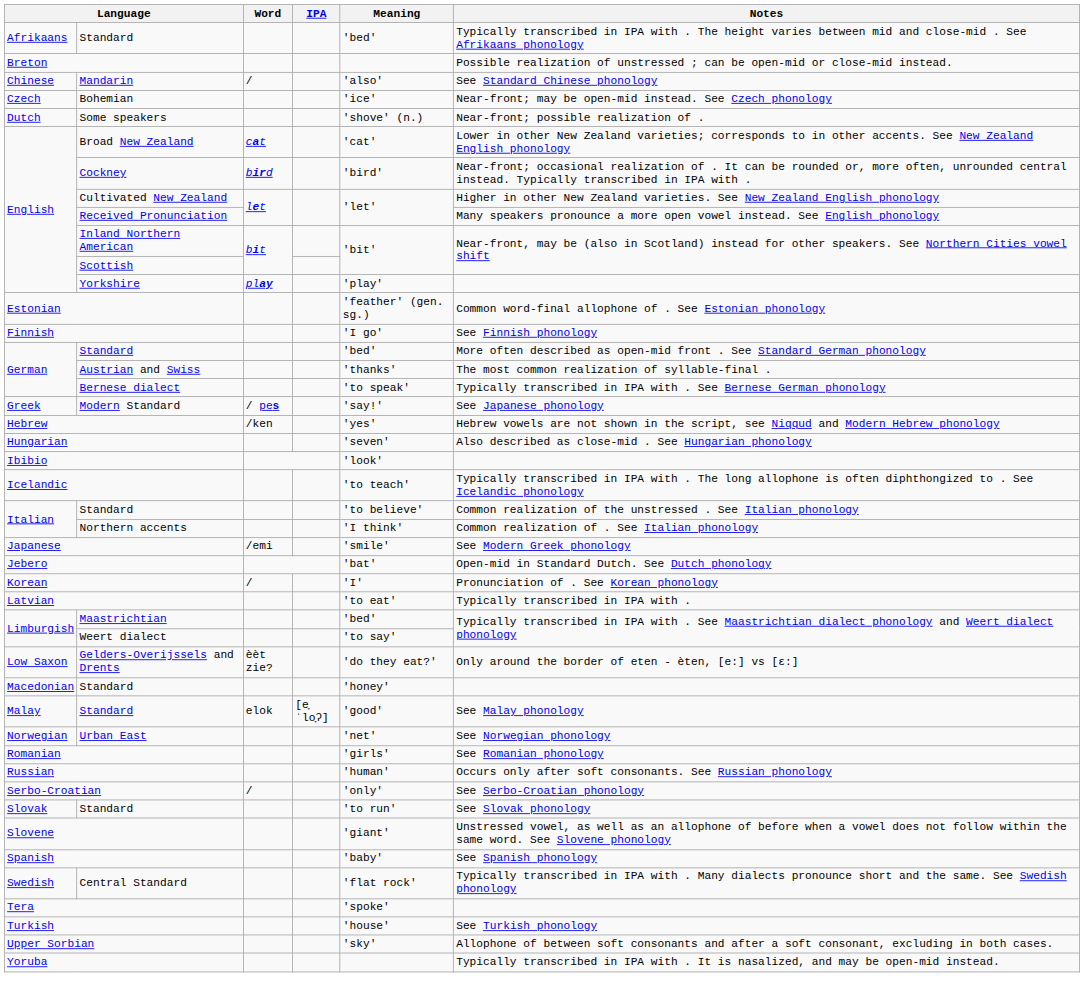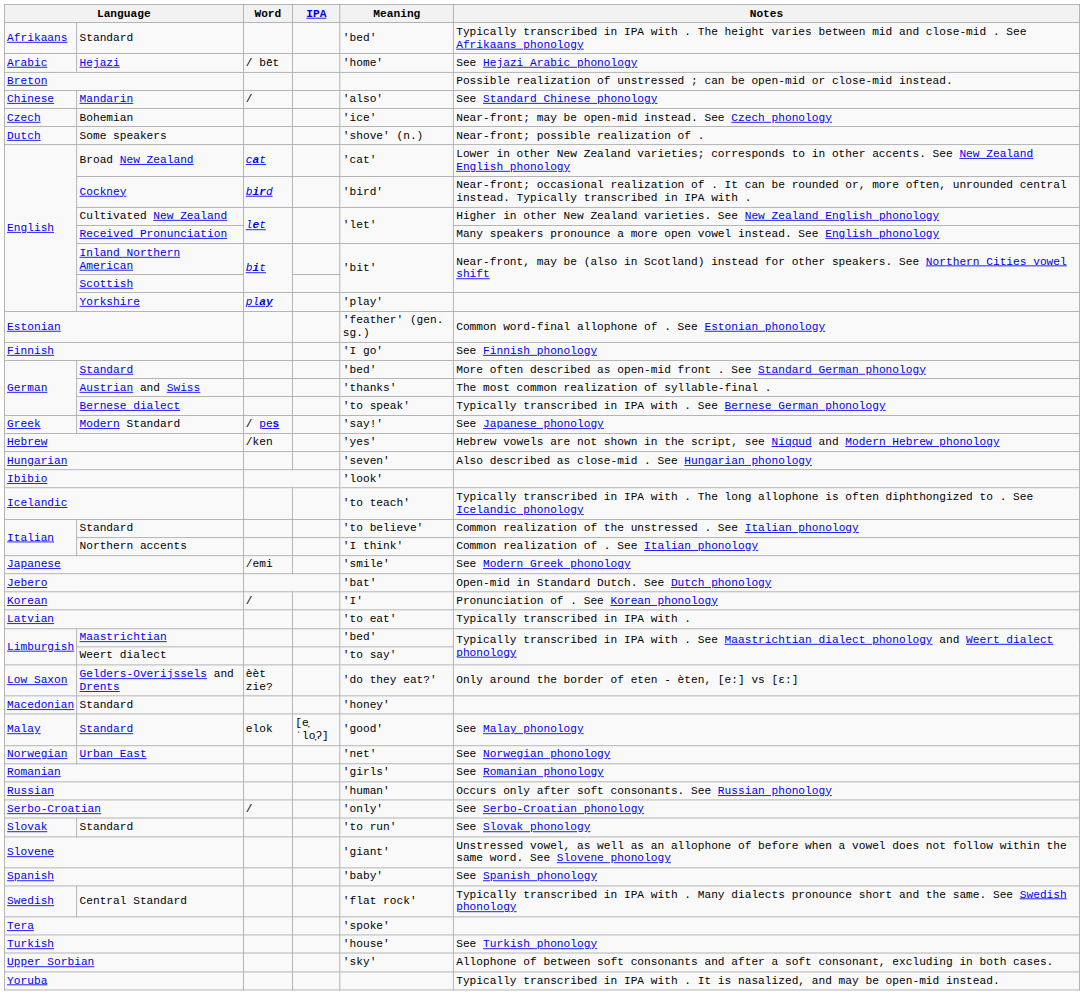+ row: (27, 63)
